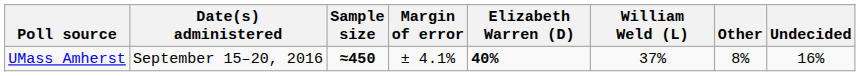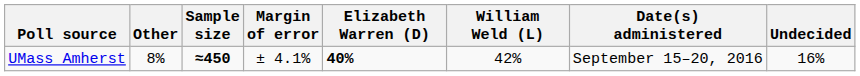columns swapped: (228, 26) <-> (740, 34)
(652, 59) 37% -> (508, 59) 42%
